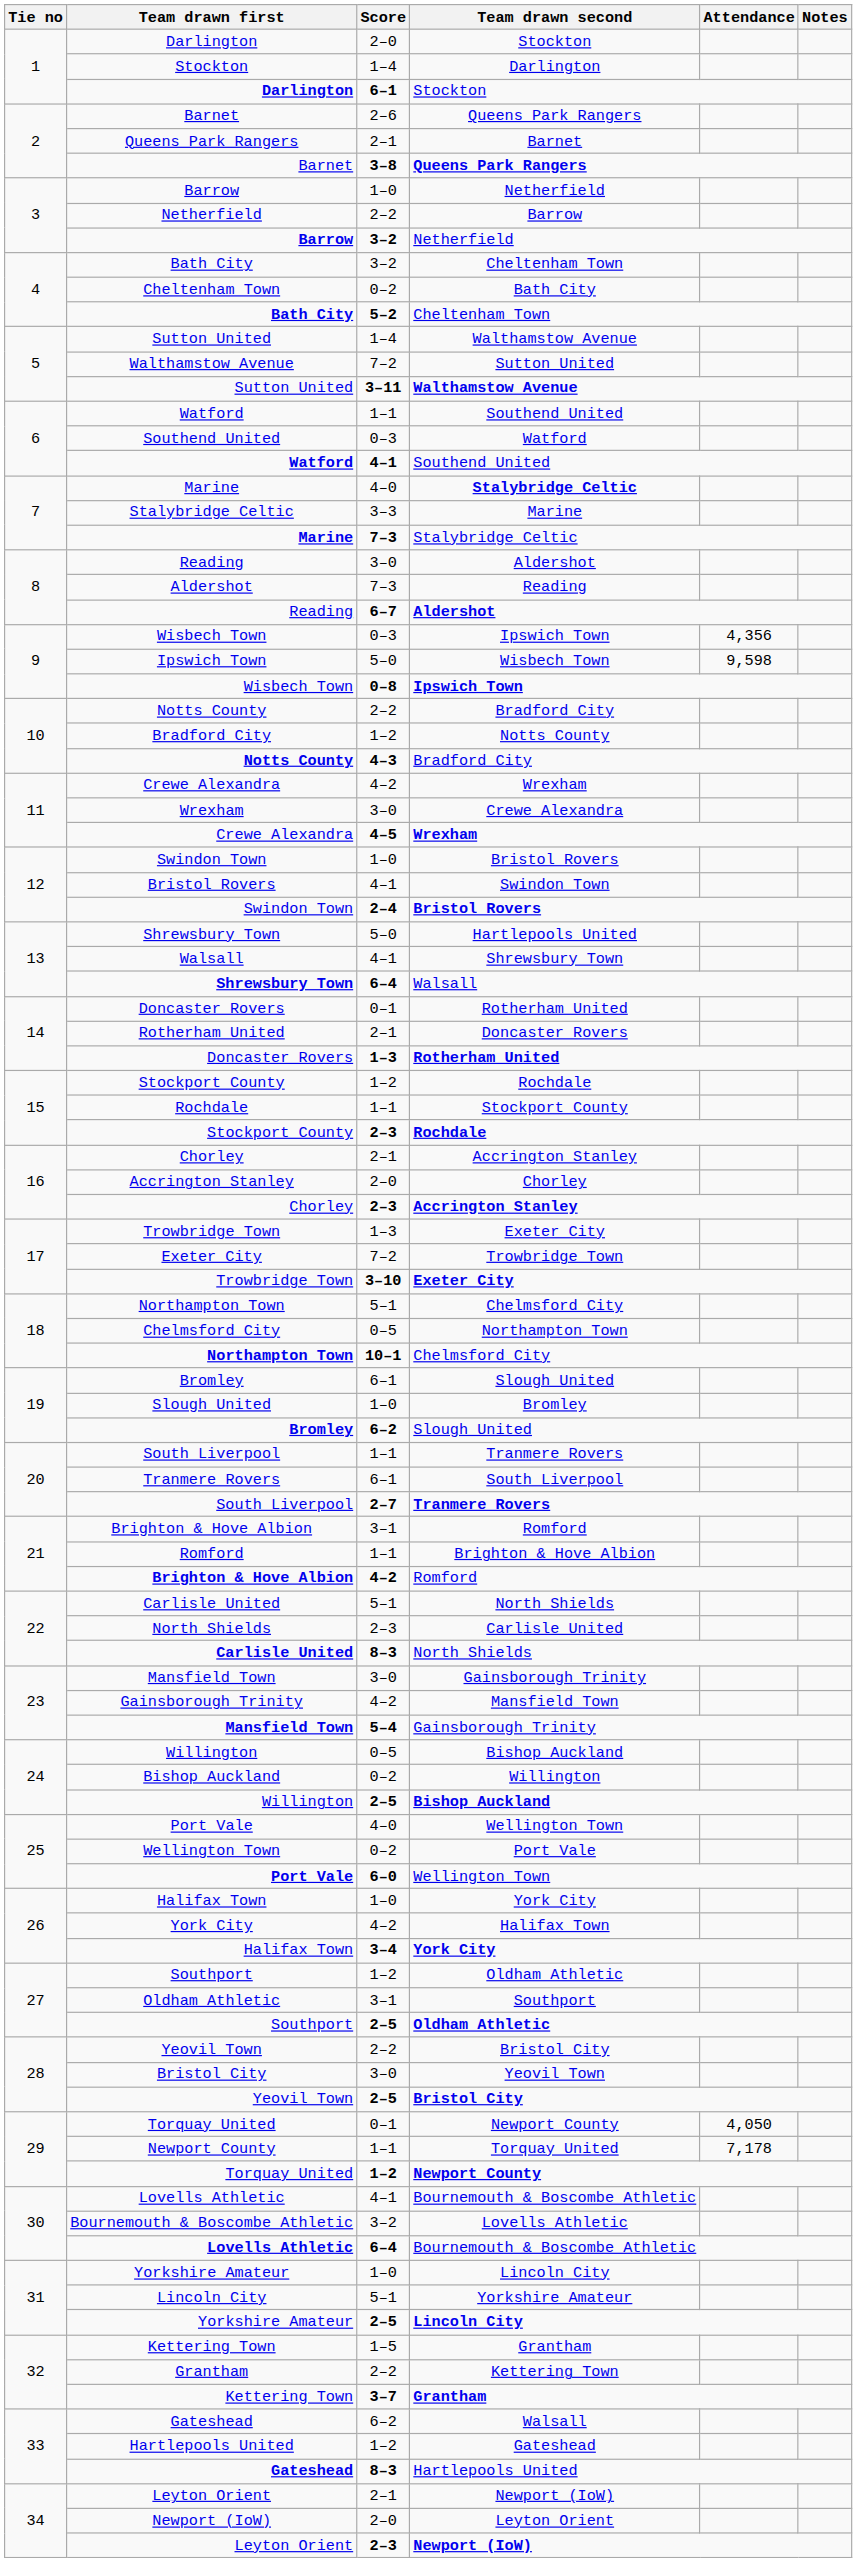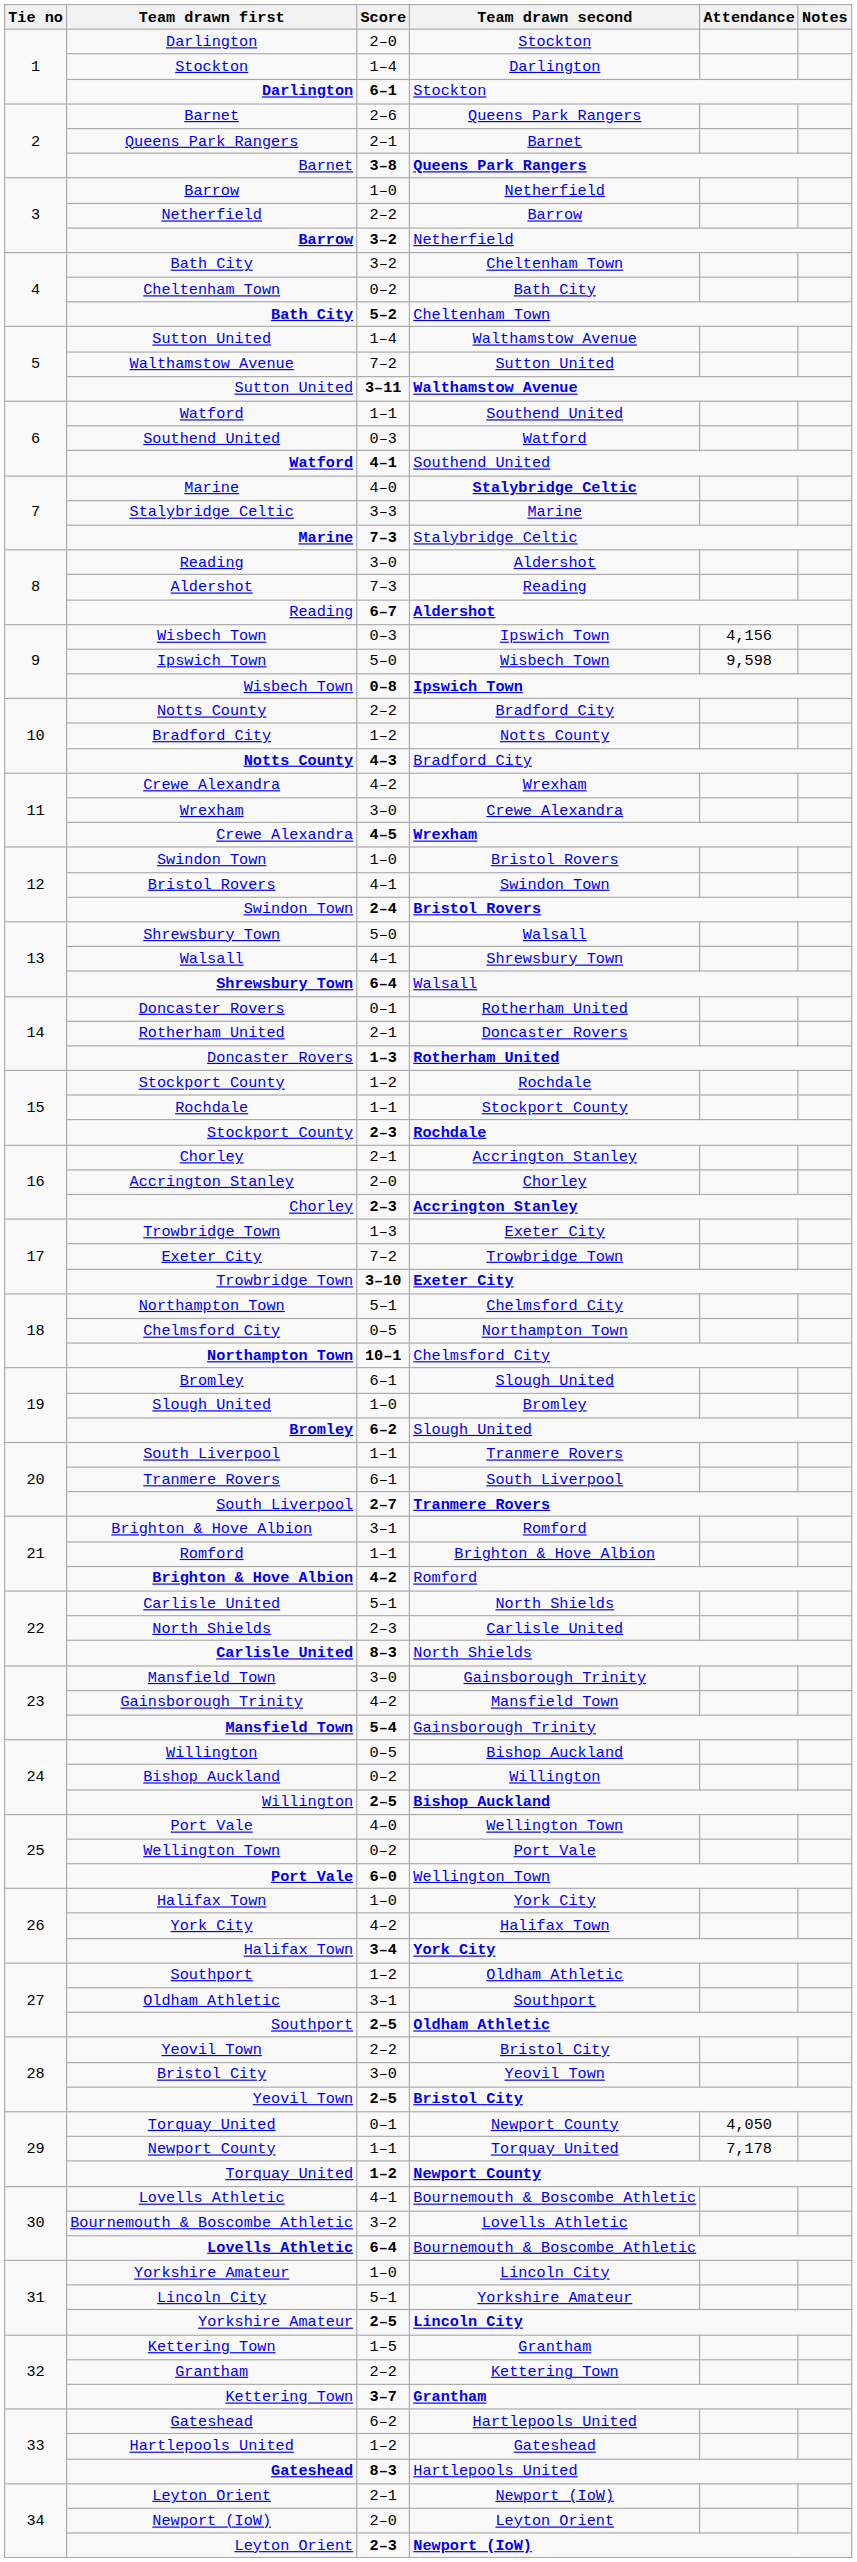(749, 637) 4,356 -> (749, 637) 4,156
(555, 934) Hartlepools United -> (555, 934) Walsall
(555, 2422) Walsall -> (555, 2422) Hartlepools United
